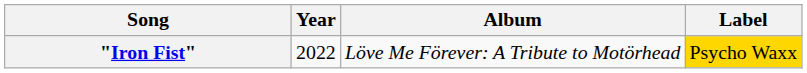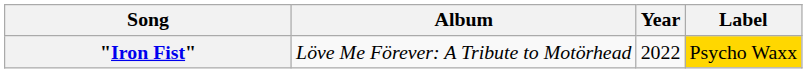columns swapped: (316, 20) <-> (513, 20)
